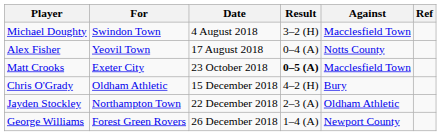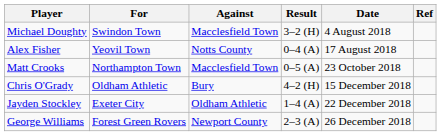columns swapped: (367, 13) <-> (235, 13)
(118, 67) Exeter City -> (136, 67) Northampton Town
(301, 67) bold -> (301, 67) normal
(136, 103) Northampton Town -> (118, 103) Exeter City
(301, 103) 2–3 (A) -> (301, 103) 1–4 (A)
(301, 121) 1–4 (A) -> (301, 121) 2–3 (A)
